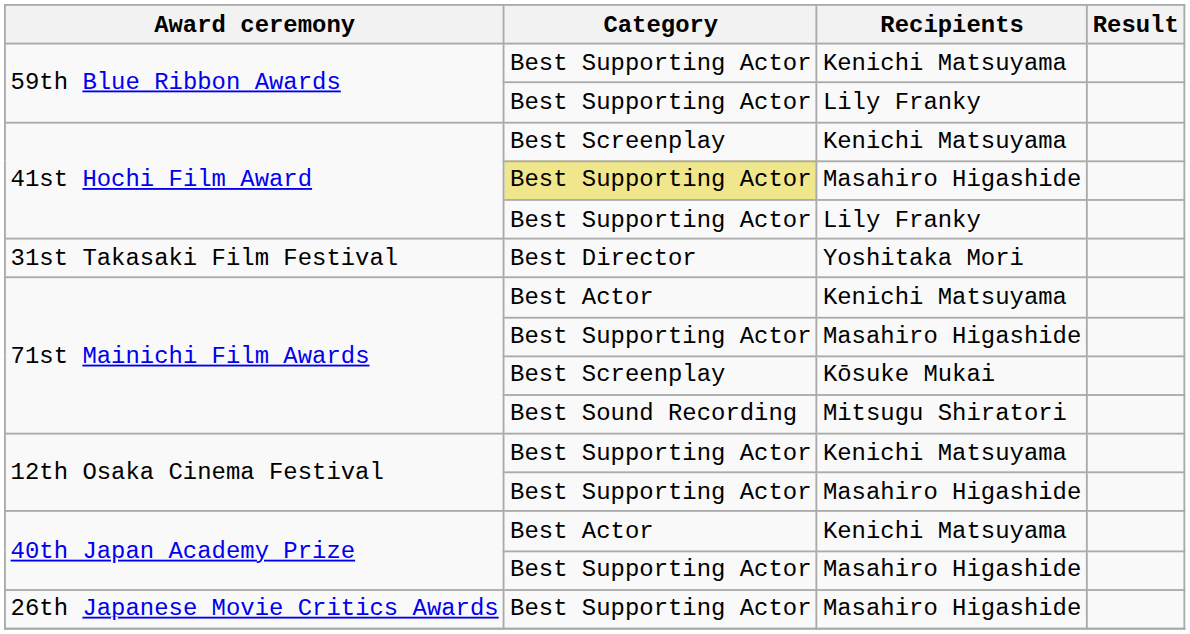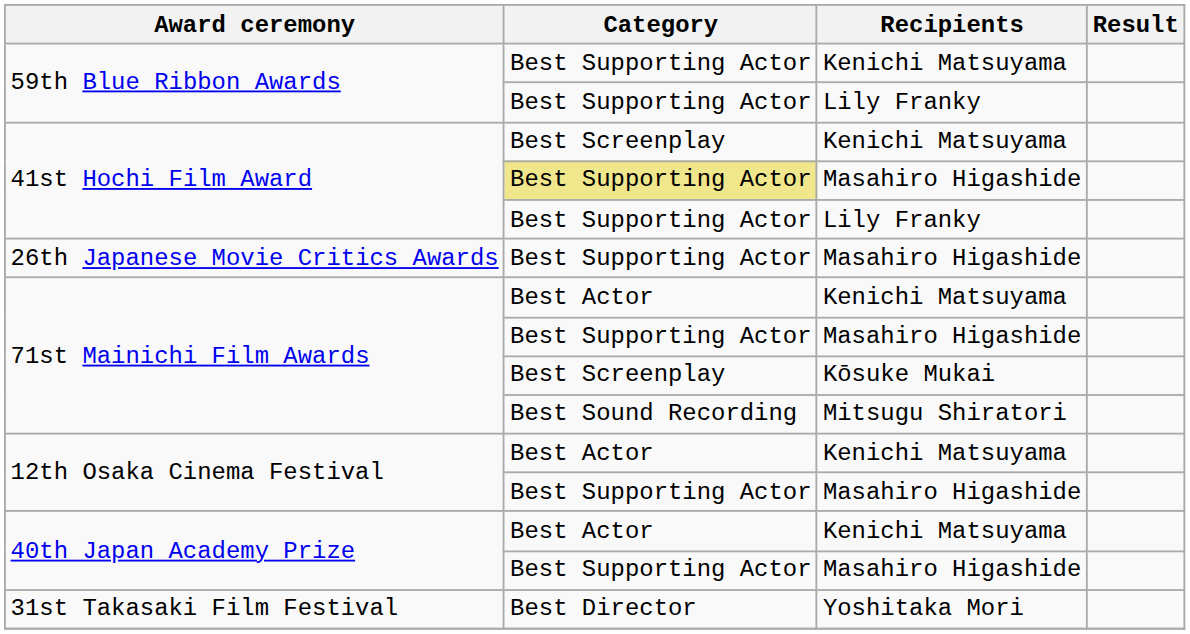rows swapped: (204, 258) <-> (255, 609)
(661, 453) Best Supporting Actor -> (582, 453) Best Actor
